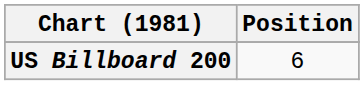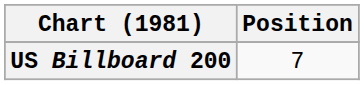(298, 61) 6 -> (298, 61) 7
